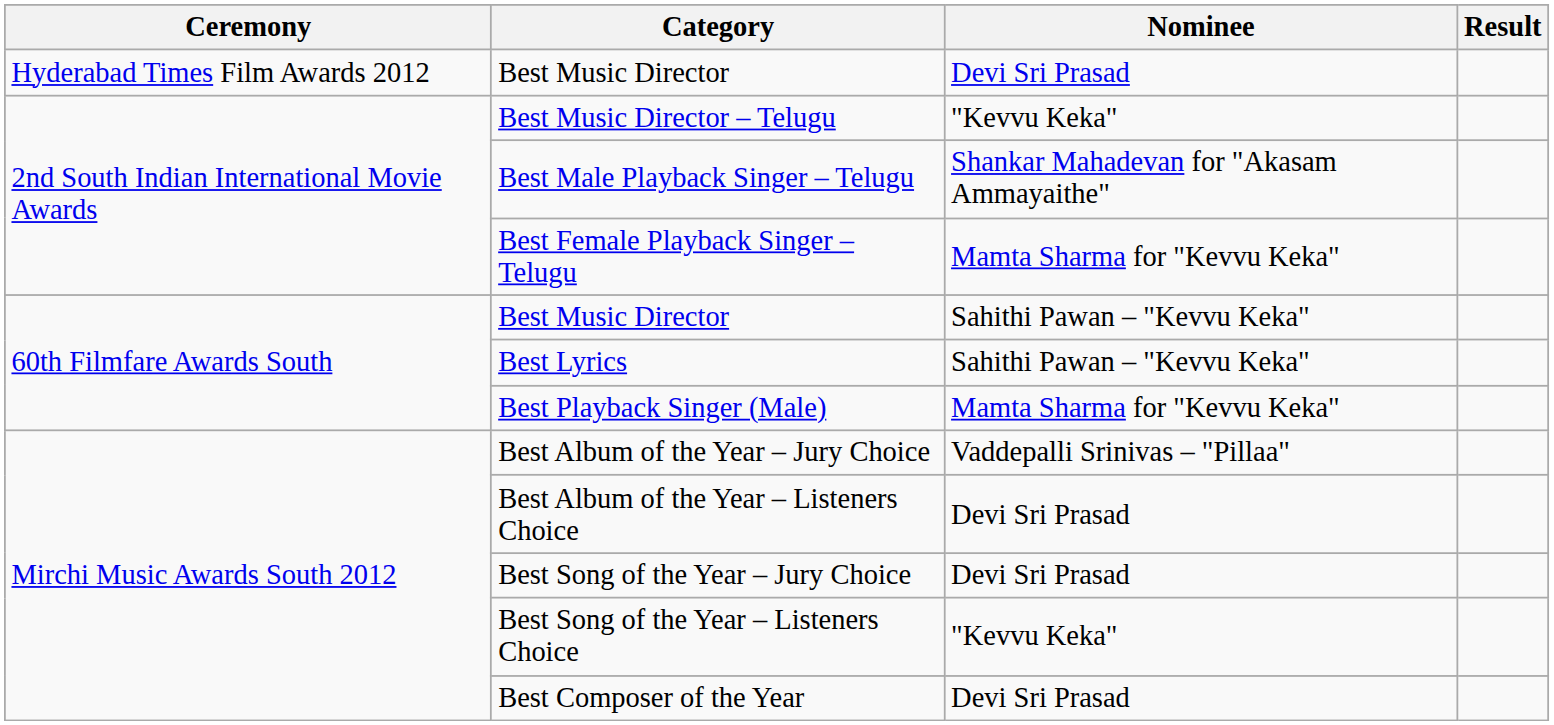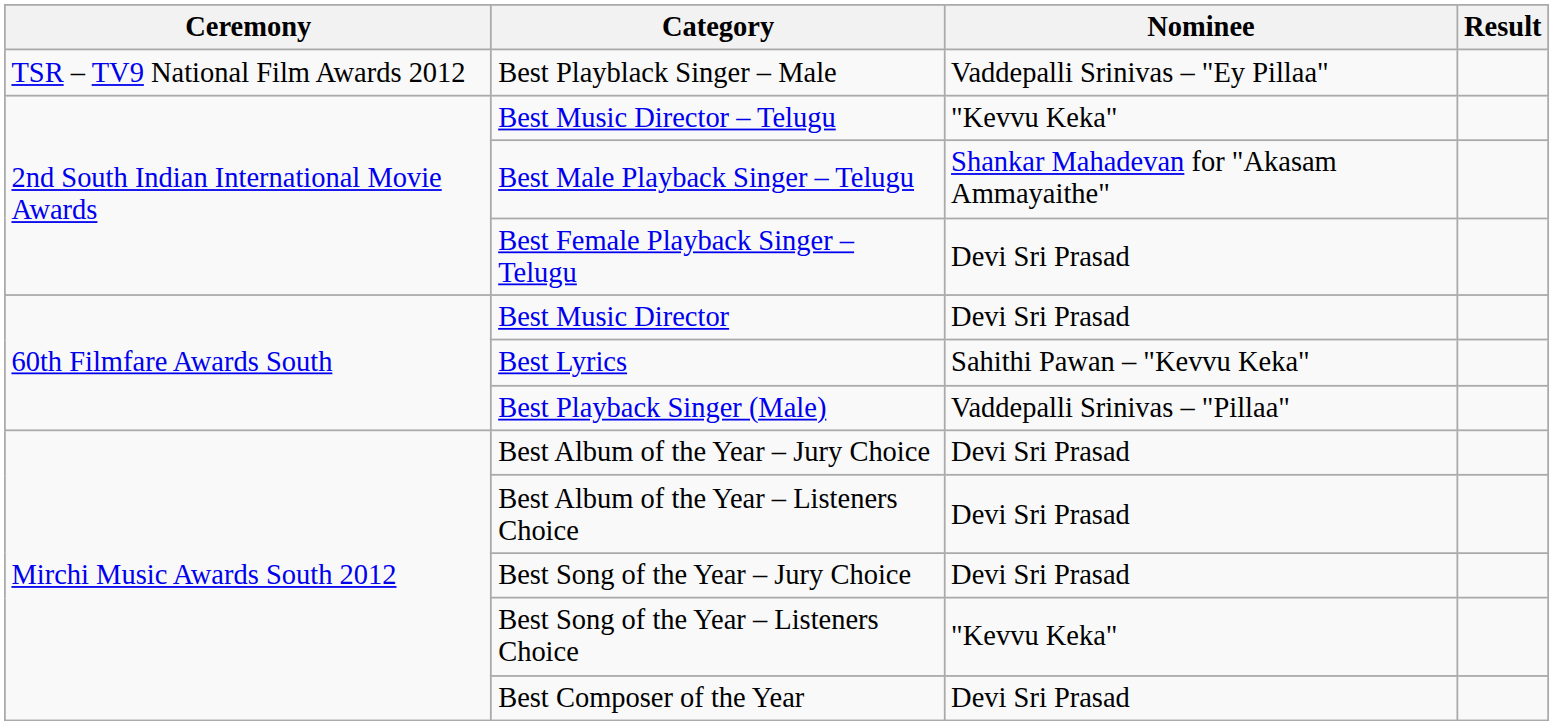- row: (221, 72)
+ row: (239, 72)
(1145, 255) Mamta Sharma for "Kevvu Keka" -> (1040, 255) Devi Sri Prasad
(1130, 317) Sahithi Pawan – "Kevvu Keka" -> (1040, 317) Devi Sri Prasad
(1145, 407) Mamta Sharma for "Kevvu Keka" -> (1121, 407) Vaddepalli Srinivas – "Pillaa"
(1121, 452) Vaddepalli Srinivas – "Pillaa" -> (1040, 452) Devi Sri Prasad
